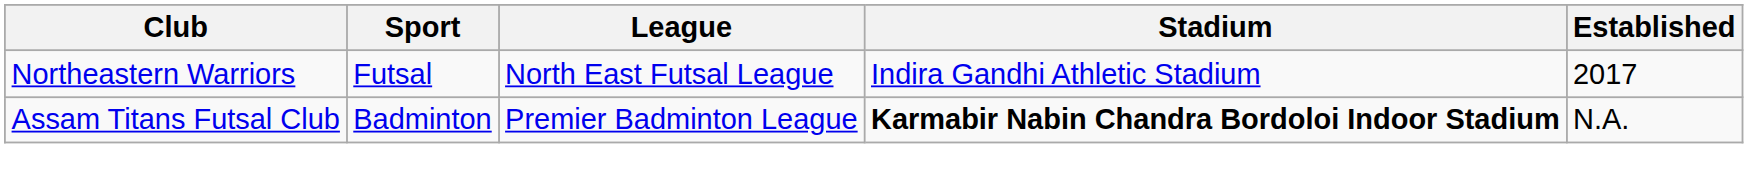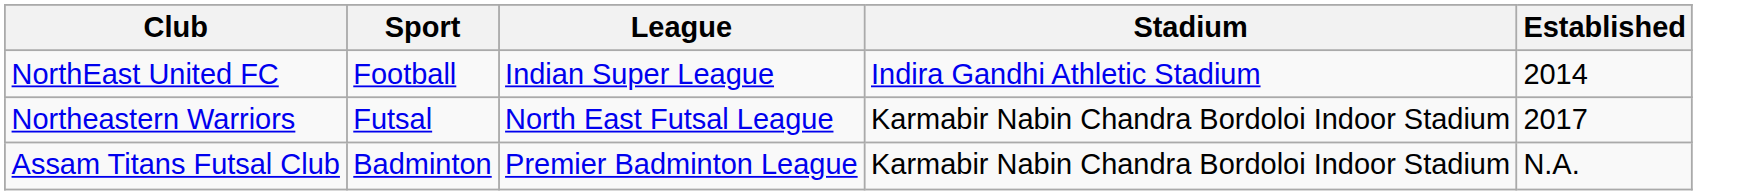+ row: (145, 73)
(1066, 73) Indira Gandhi Athletic Stadium -> (1191, 119) Karmabir Nabin Chandra Bordoloi Indoor Stadium
(1215, 119) bold -> (1191, 165) normal
